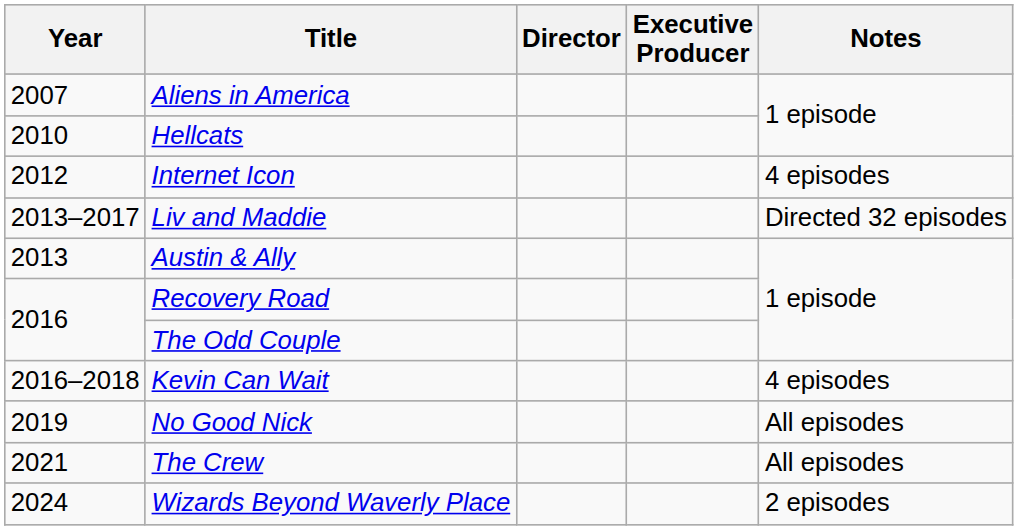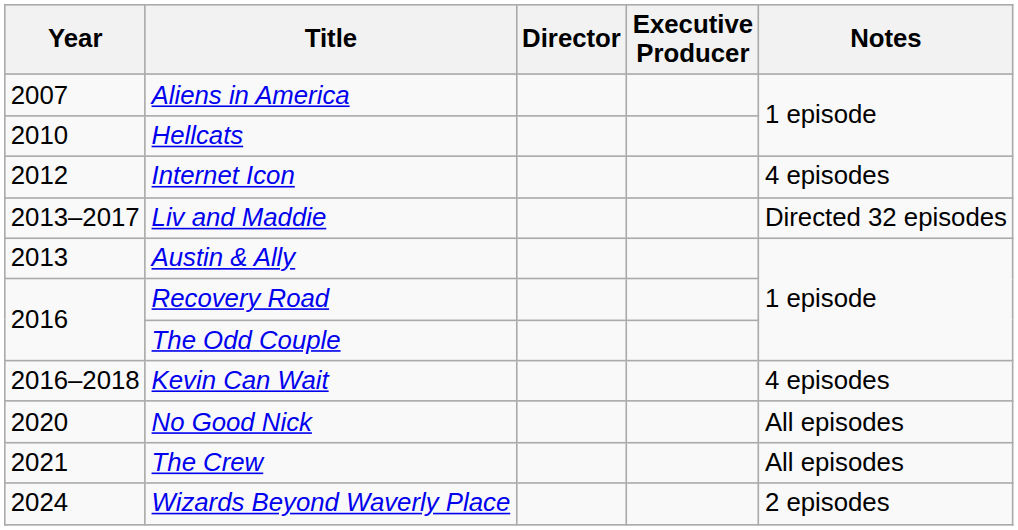(39, 421) 2019 -> (39, 421) 2020
